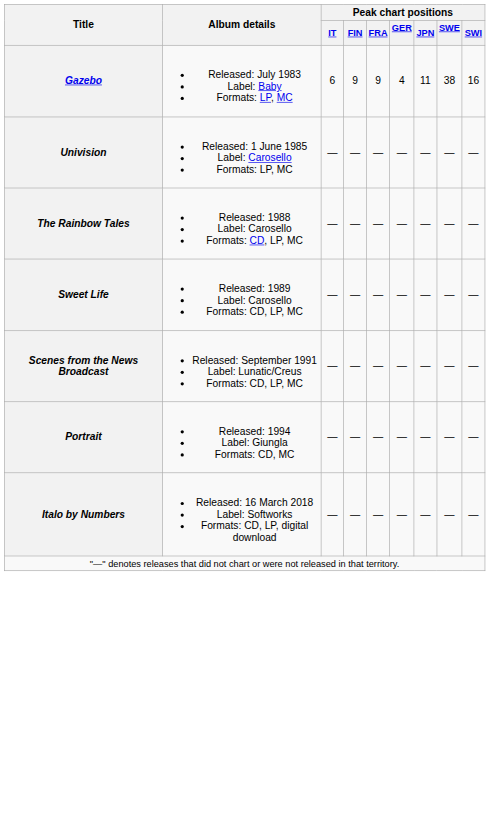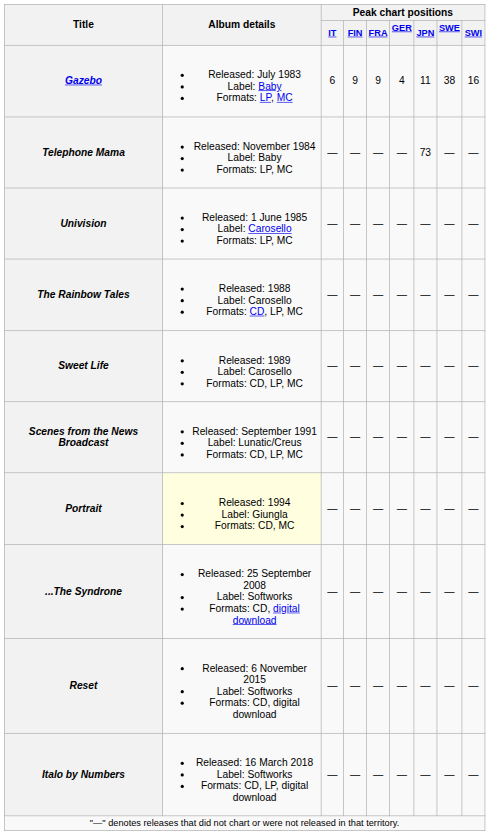+ row: (83, 152)
(242, 443) no background -> (242, 514) lightyellow background
+ row: (83, 591)
+ row: (83, 685)
